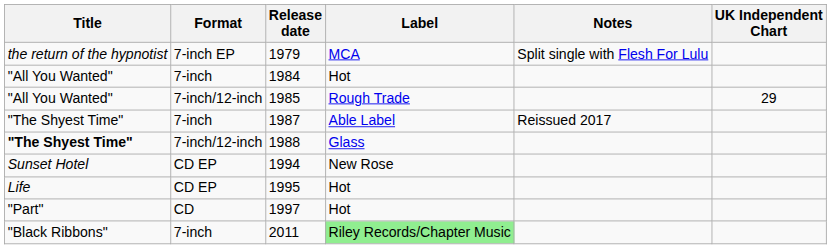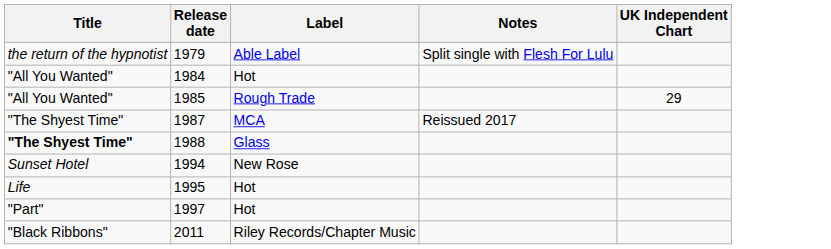- column: (218, 23)
(344, 53) MCA -> (267, 53) Able Label
(362, 120) Able Label -> (249, 120) MCA
(420, 232) lightgreen background -> (325, 232) no background
